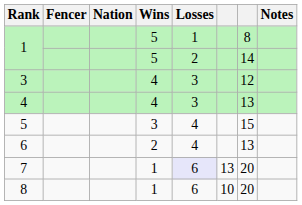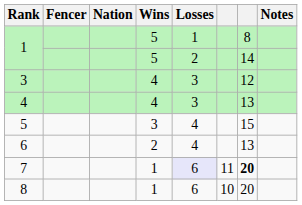(227, 168) 13 -> (227, 168) 11
(247, 168) normal -> (247, 168) bold
